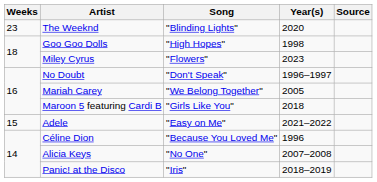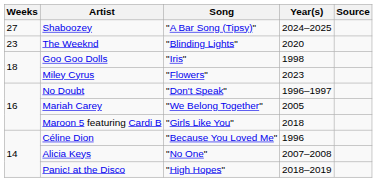+ row: (67, 28)
(196, 43) "High Hopes" -> (176, 59) "Iris"
- row: (55, 122)
(176, 169) "Iris" -> (196, 169) "High Hopes"
